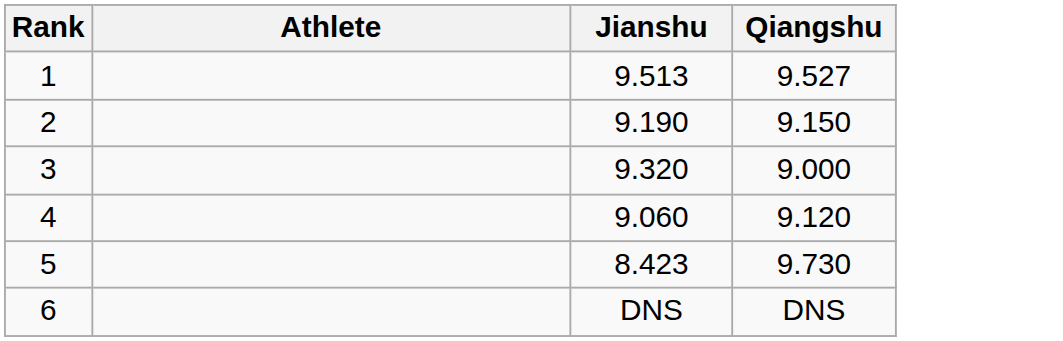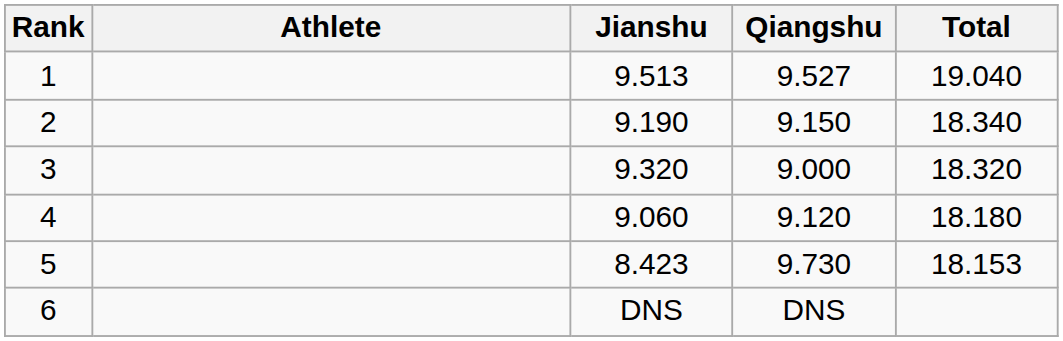+ column: (976, 28)
